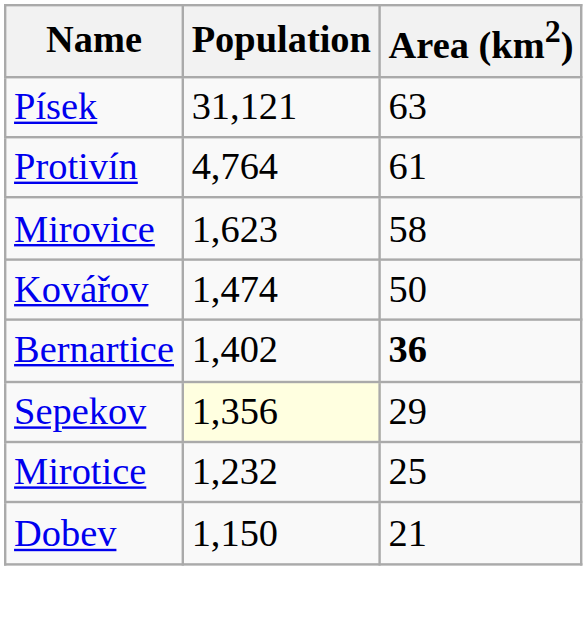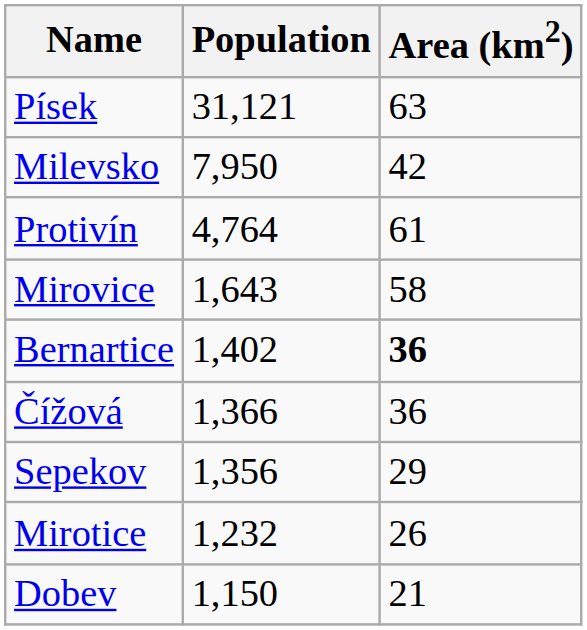+ row: (87, 167)
(235, 228) 1,623 -> (235, 288) 1,643
- row: (81, 288)
+ row: (68, 410)
(235, 410) lightyellow background -> (235, 471) no background
(408, 471) 25 -> (408, 532) 26
